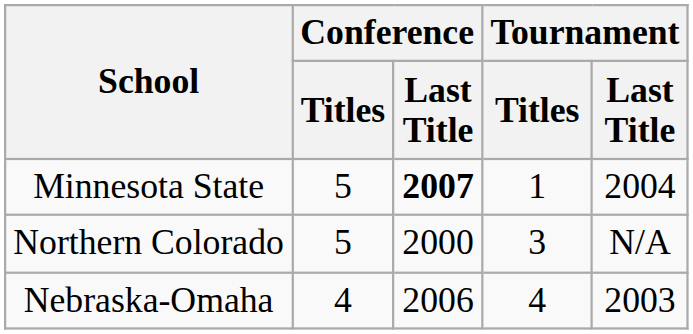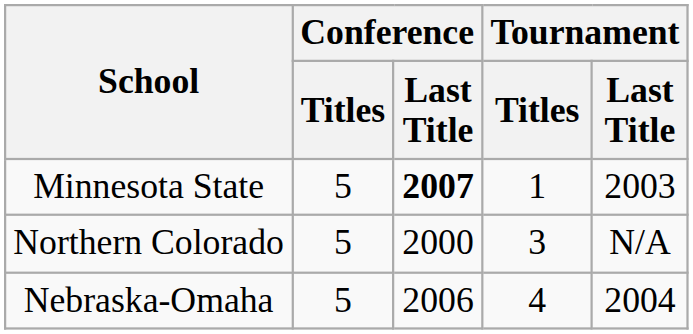(640, 186) 2004 -> (640, 186) 2003
(343, 299) 4 -> (343, 299) 5
(640, 299) 2003 -> (640, 299) 2004
